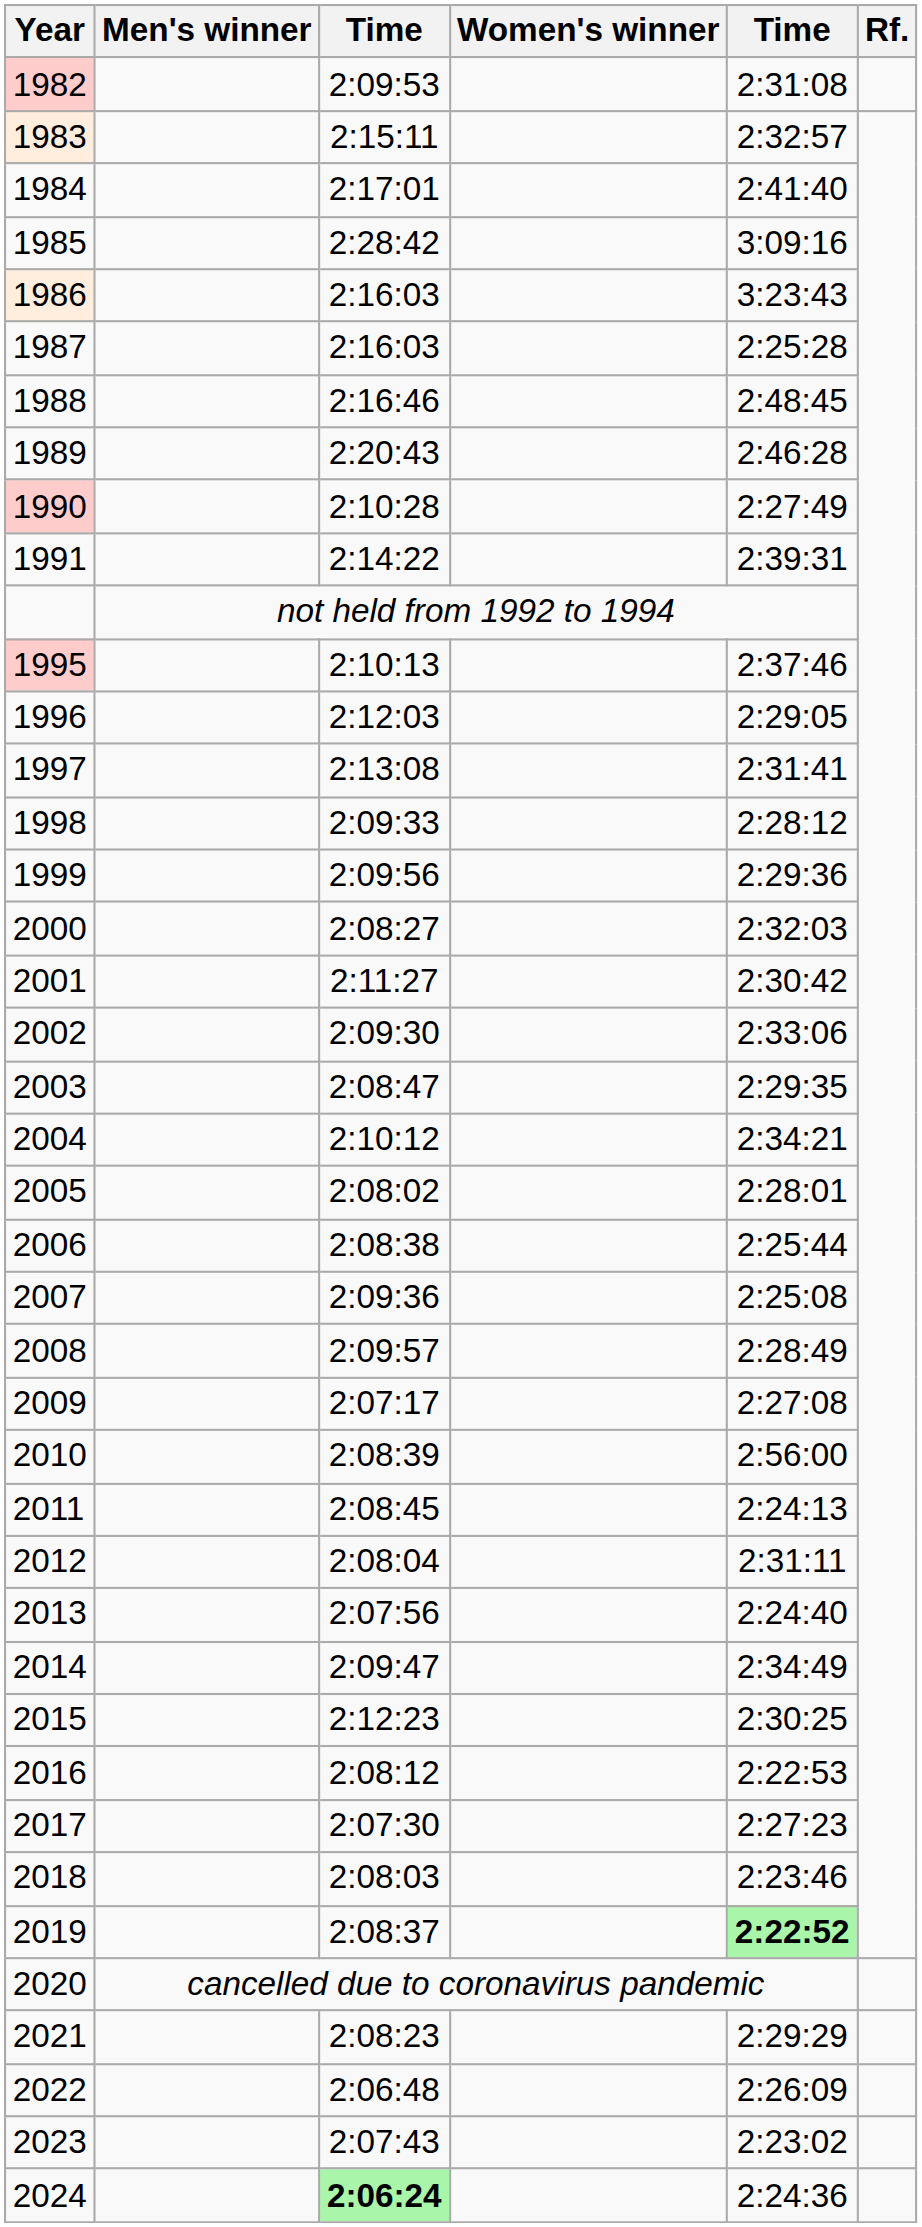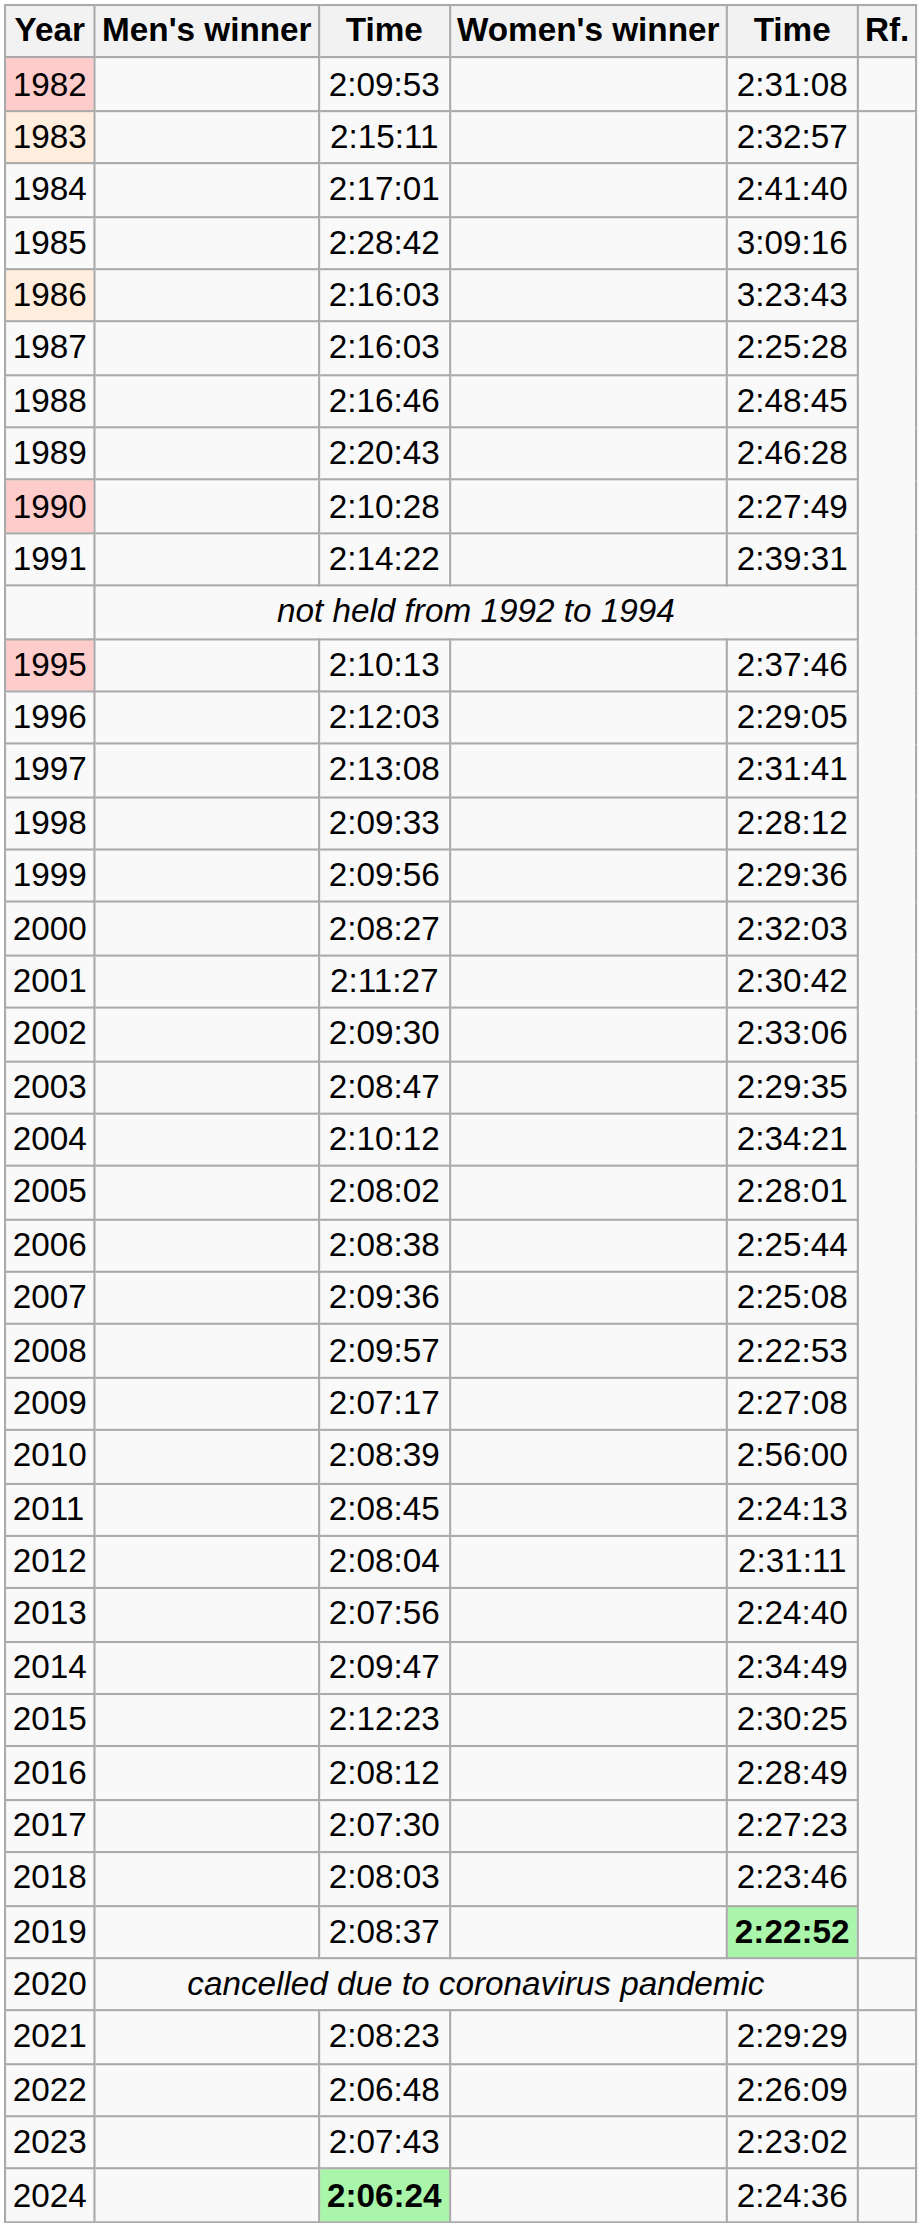(792, 1350) 2:28:49 -> (792, 1350) 2:22:53
(792, 1772) 2:22:53 -> (792, 1772) 2:28:49
